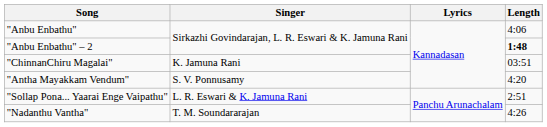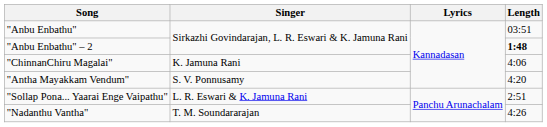(517, 29) 4:06 -> (520, 29) 03:51
(520, 63) 03:51 -> (517, 63) 4:06
